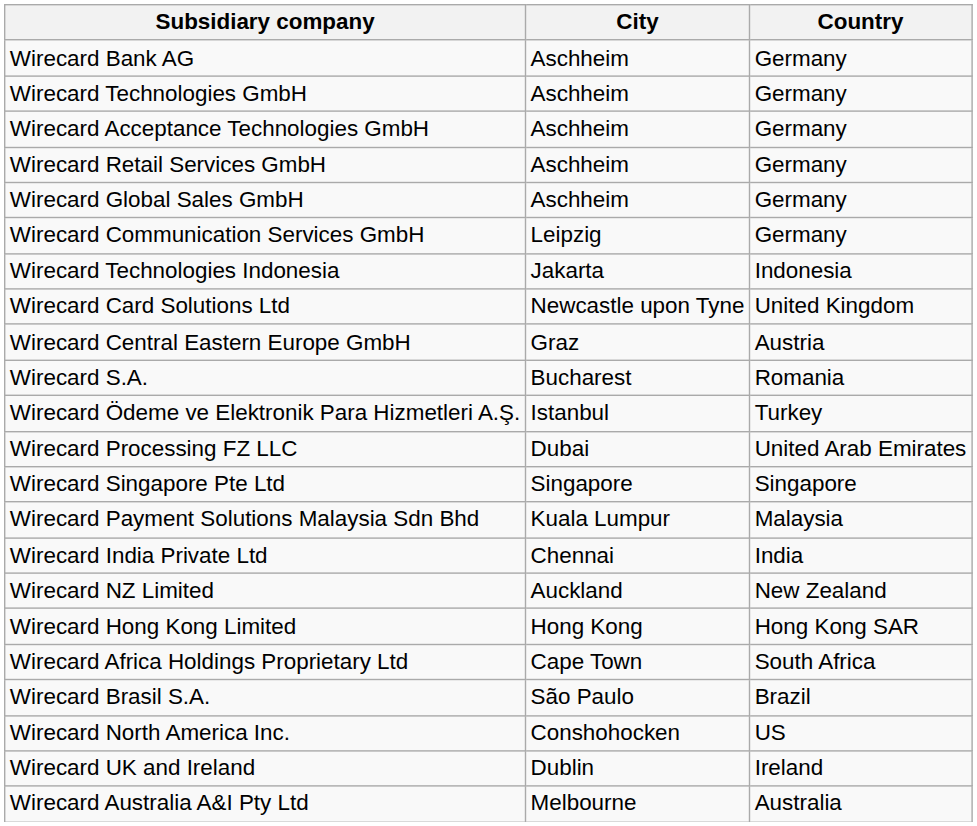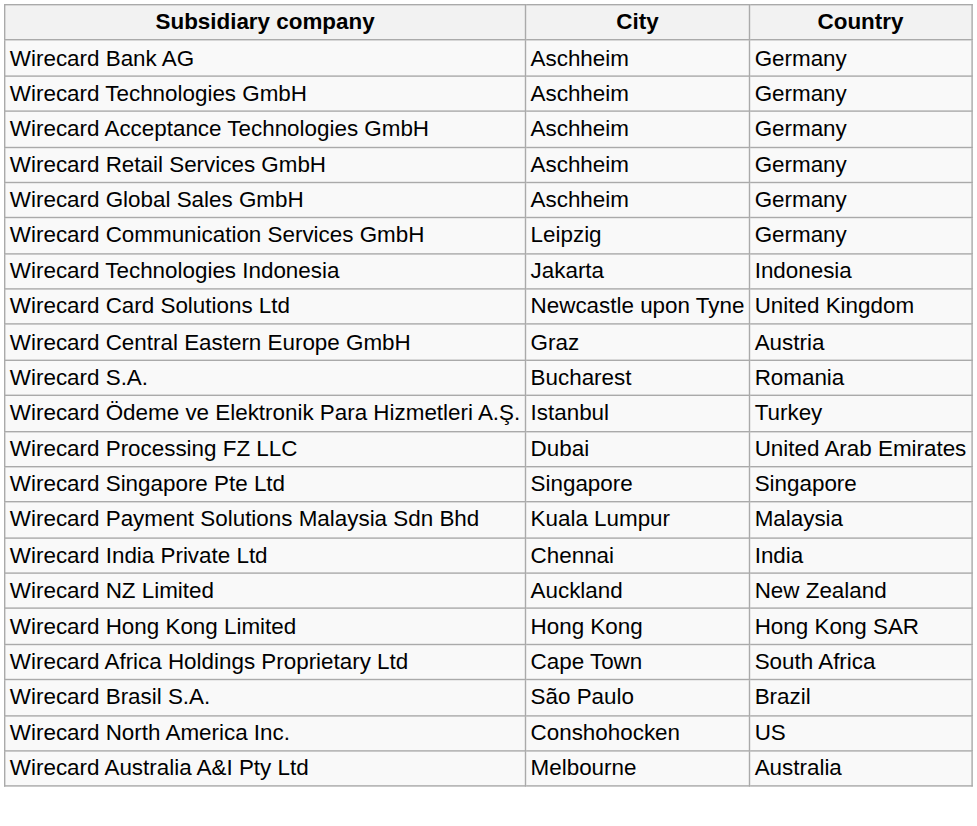- row: (132, 768)
